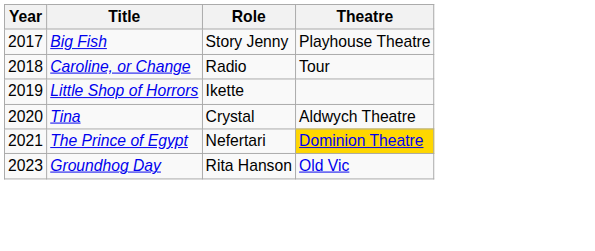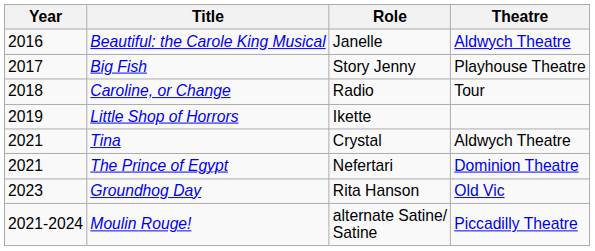+ row: (208, 41)
(26, 116) 2020 -> (26, 141) 2021
(361, 141) gold background -> (516, 166) no background
+ row: (141, 224)
